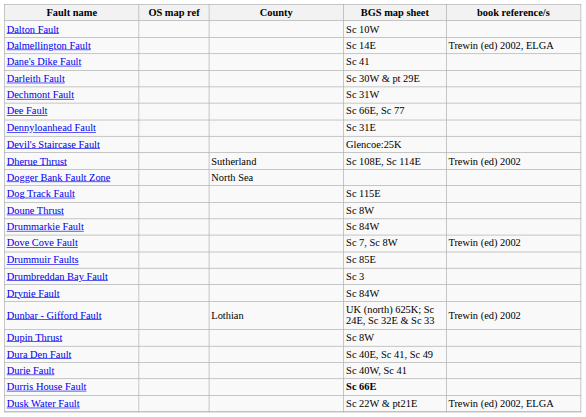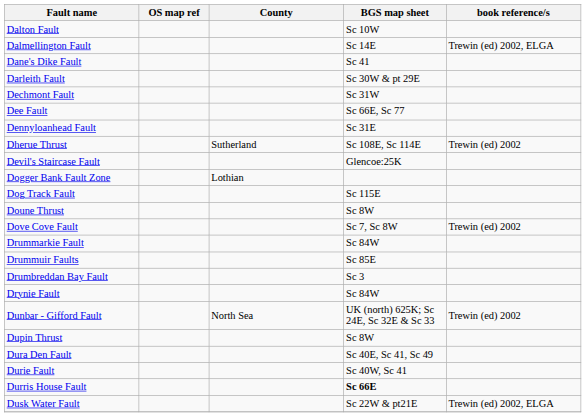rows swapped: (53, 144) <-> (37, 161)
(232, 177) North Sea -> (227, 177) Lothian
rows swapped: (42, 243) <-> (45, 227)
(227, 315) Lothian -> (232, 315) North Sea
